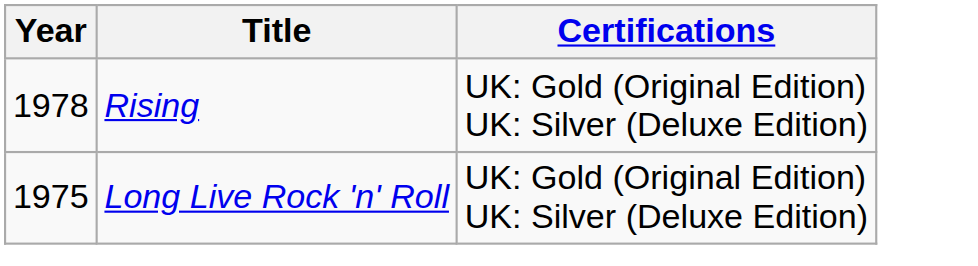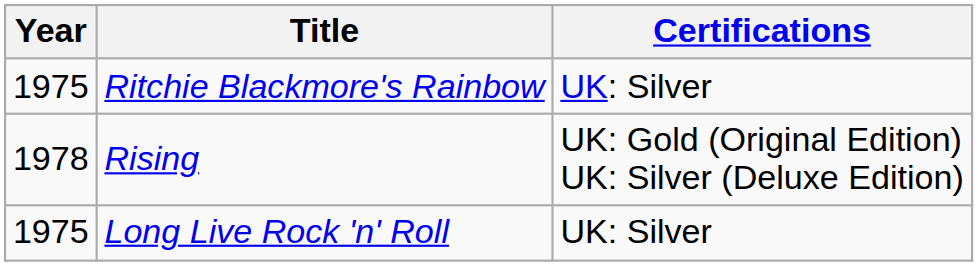+ row: (325, 85)
(666, 197) UK: Gold (Original Edition) UK: Silver (Deluxe Edition) -> (636, 232) UK: Silver
